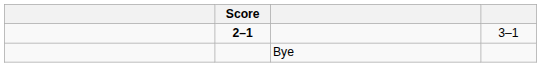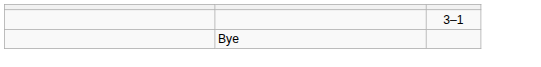- column: (243, 14)
